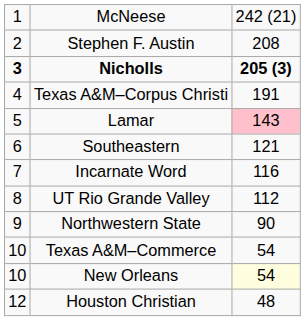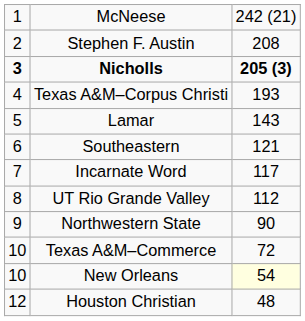(266, 95) 191 -> (266, 95) 193
(266, 120) pink background -> (266, 120) no background
(266, 172) 116 -> (266, 172) 117
(266, 250) 54 -> (266, 250) 72
